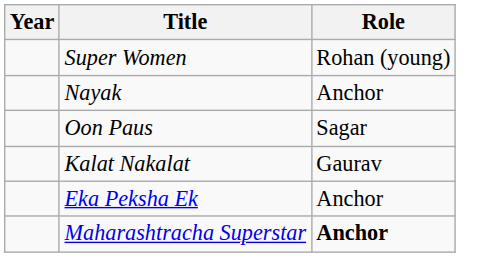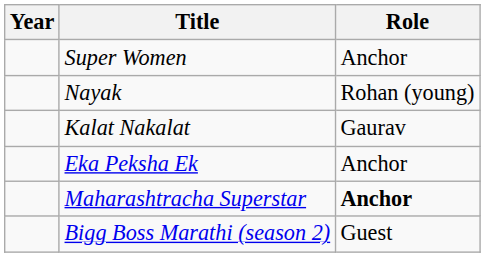(383, 57) Rohan (young) -> (374, 57) Anchor
(350, 92) Anchor -> (407, 92) Rohan (young)
- row: (109, 127)
+ row: (197, 233)
